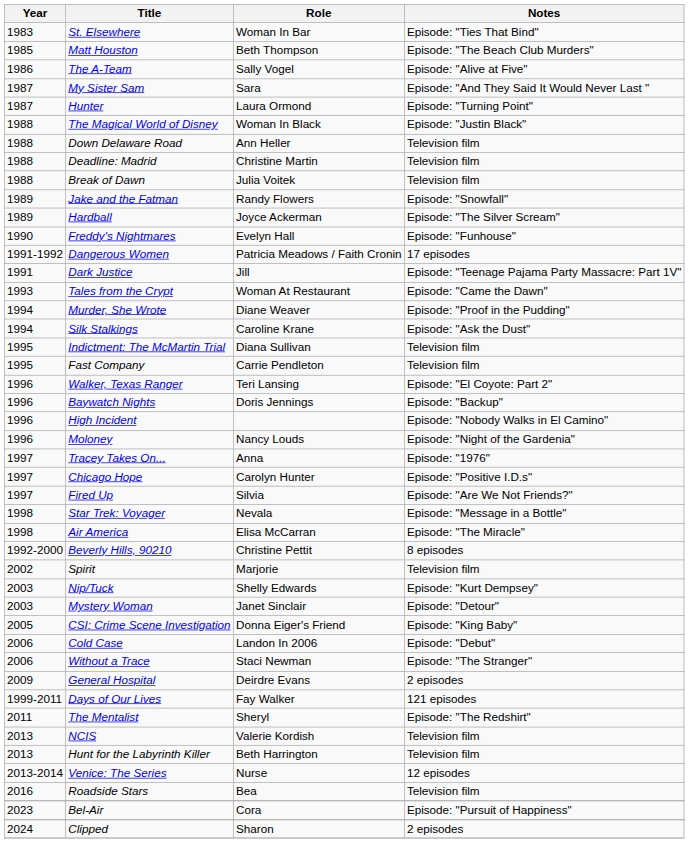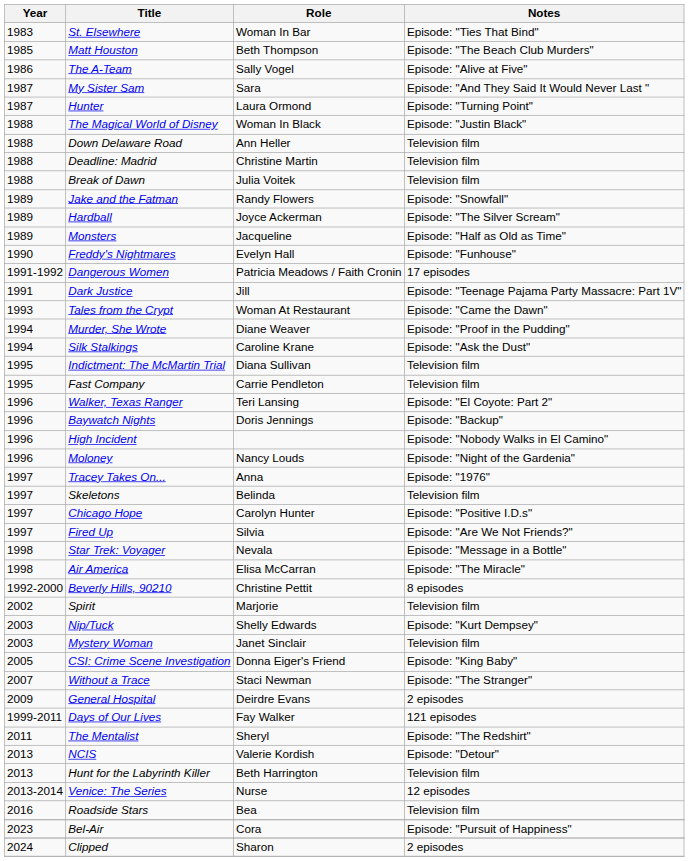+ row: (92, 236)
+ row: (94, 495)
(453, 606) Episode: "Detour" -> (443, 643) Television film
- row: (96, 643)
(20, 662) 2006 -> (20, 680) 2007
(443, 736) Television film -> (453, 754) Episode: "Detour"
